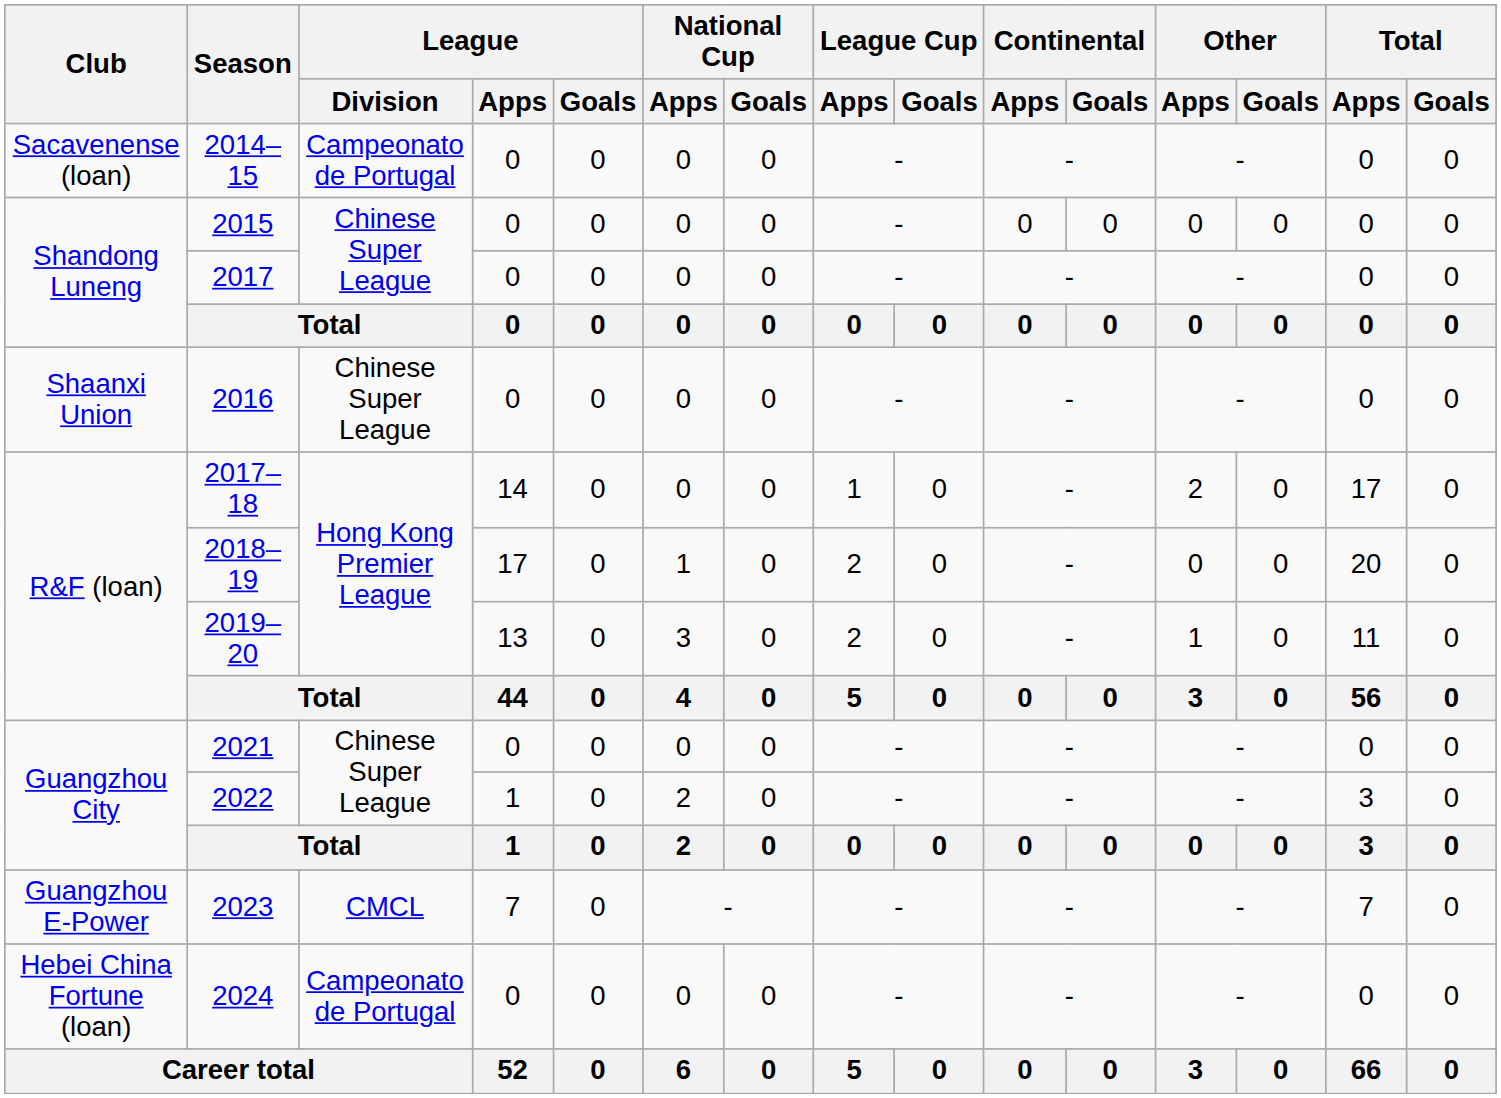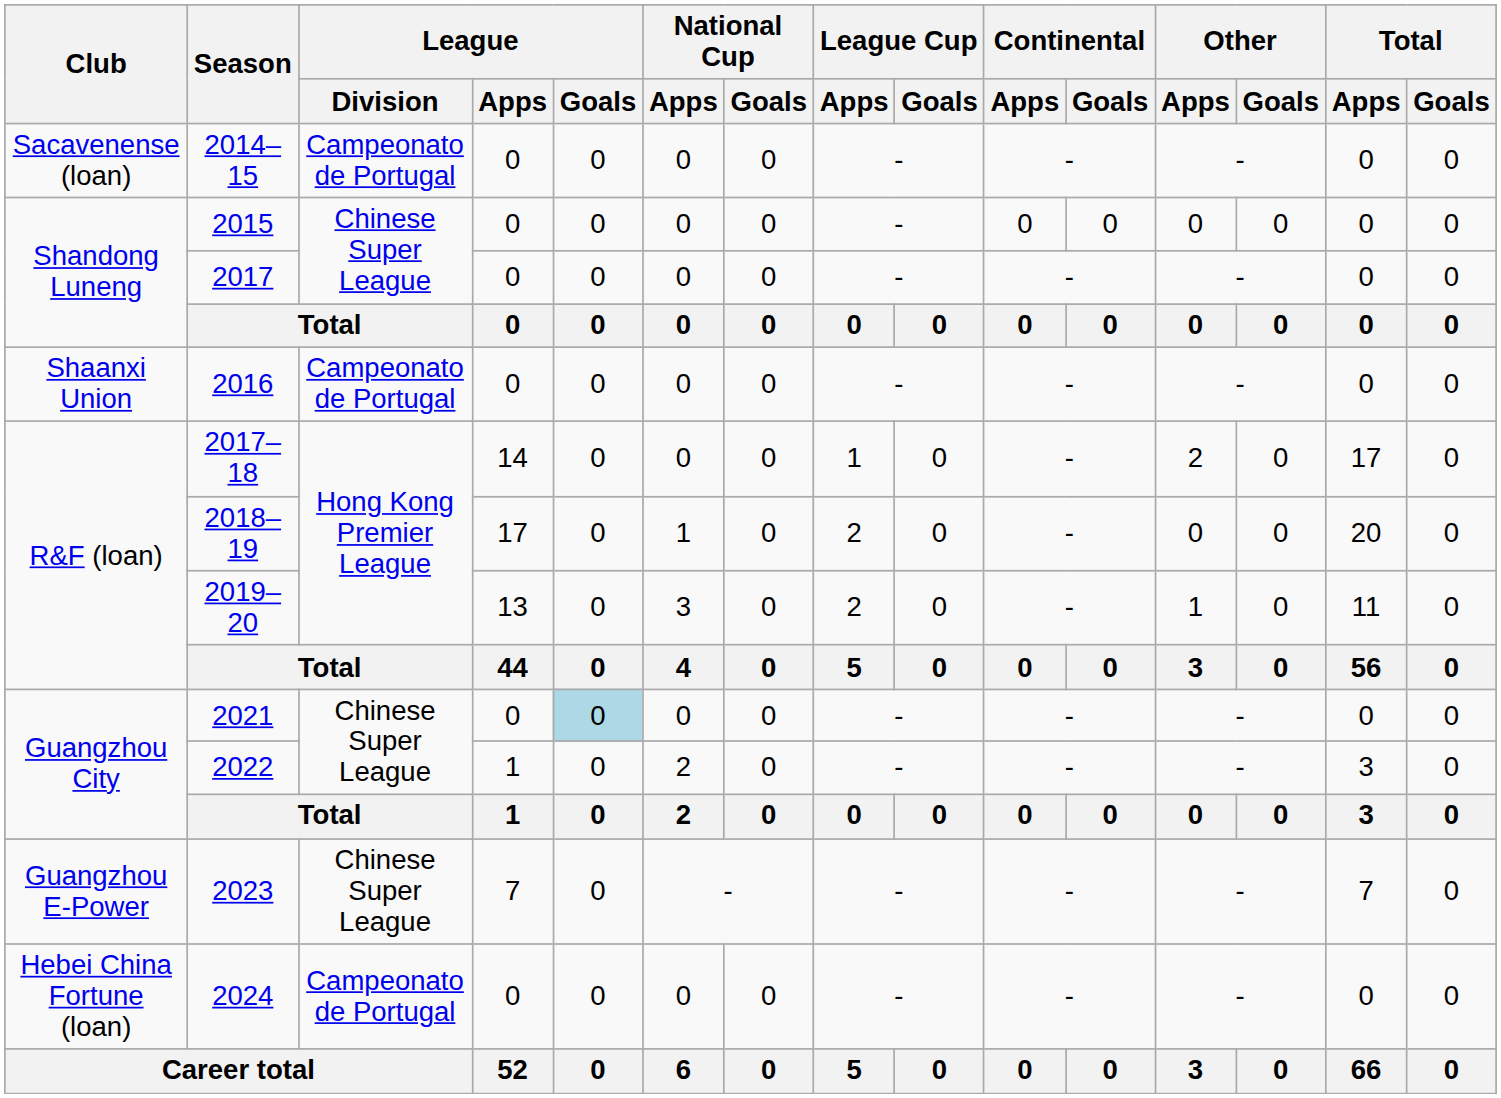(385, 399) Chinese Super League -> (385, 383) Campeonato de Portugal
(598, 745) no background -> (598, 715) lightblue background
(385, 906) CMCL -> (385, 890) Chinese Super League
